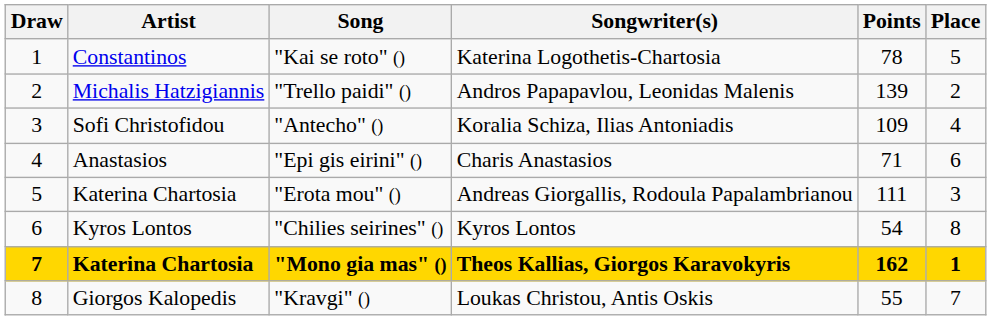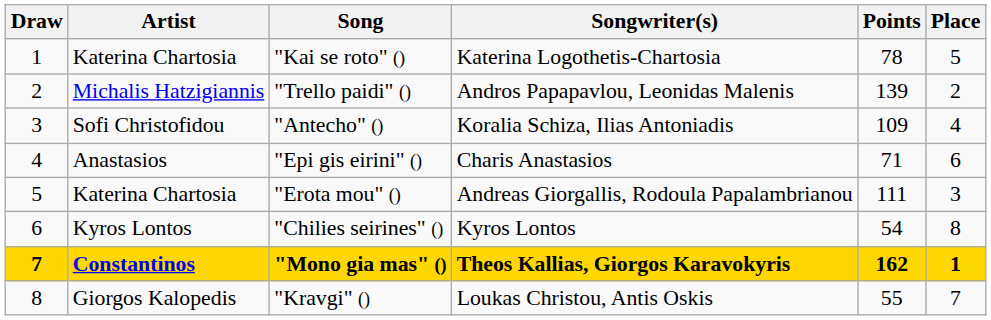(130, 56) Constantinos -> (155, 56) Katerina Chartosia
(163, 263) Katerina Chartosia -> (134, 263) Constantinos
